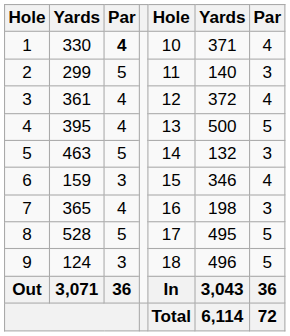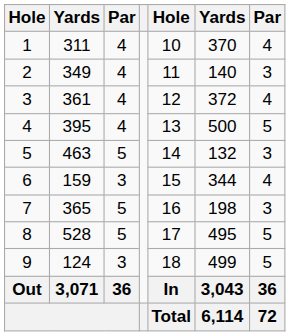(77, 45) 330 -> (77, 45) 311
(122, 45) bold -> (122, 45) normal
(222, 45) 371 -> (222, 45) 370
(77, 72) 299 -> (77, 72) 349
(122, 72) 5 -> (122, 72) 4
(222, 180) 346 -> (222, 180) 344
(122, 208) 4 -> (122, 208) 5
(222, 262) 496 -> (222, 262) 499
